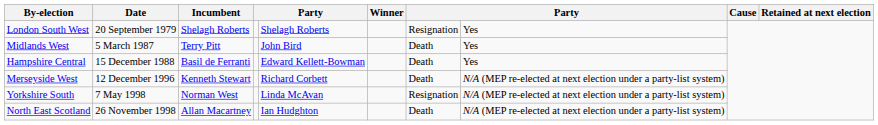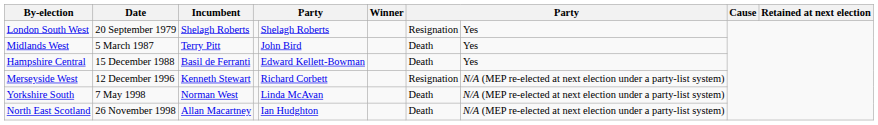(421, 78) Death -> (433, 78) Resignation
(433, 95) Resignation -> (421, 95) Death
